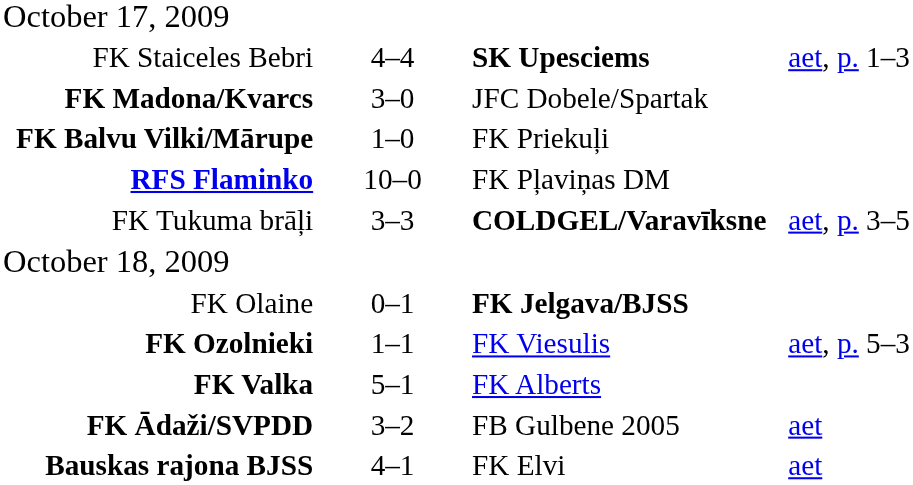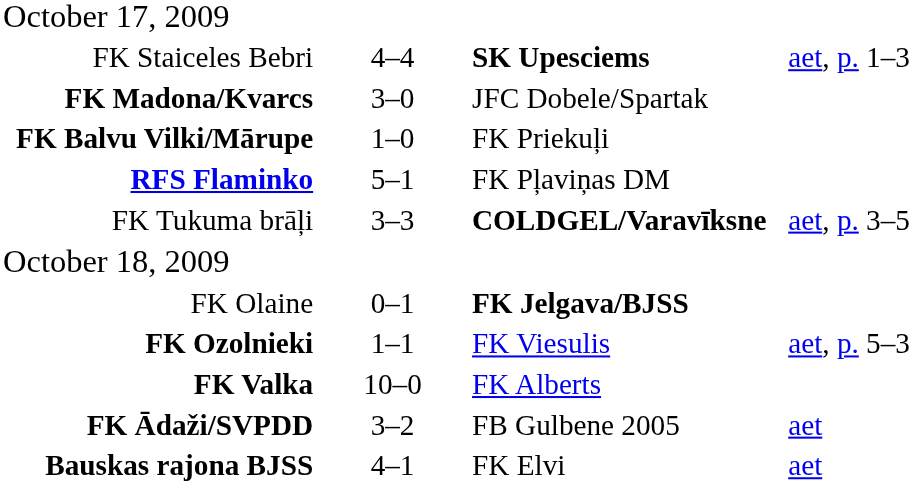(393, 179) 10–0 -> (393, 179) 5–1
(393, 384) 5–1 -> (393, 384) 10–0
